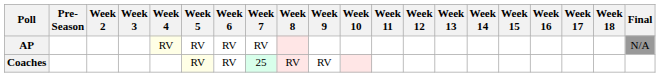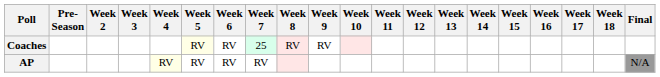rows swapped: (27, 45) <-> (27, 63)
